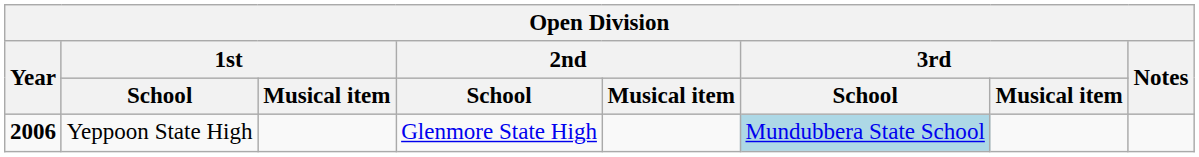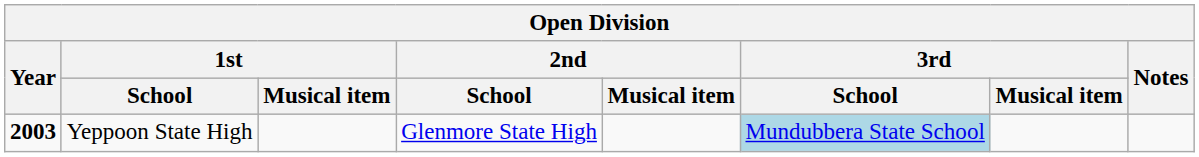(33, 132) 2006 -> (33, 132) 2003
